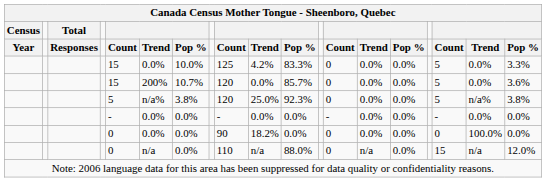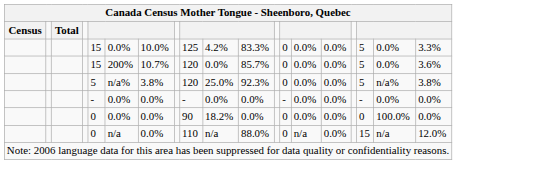- row: (23, 47)
